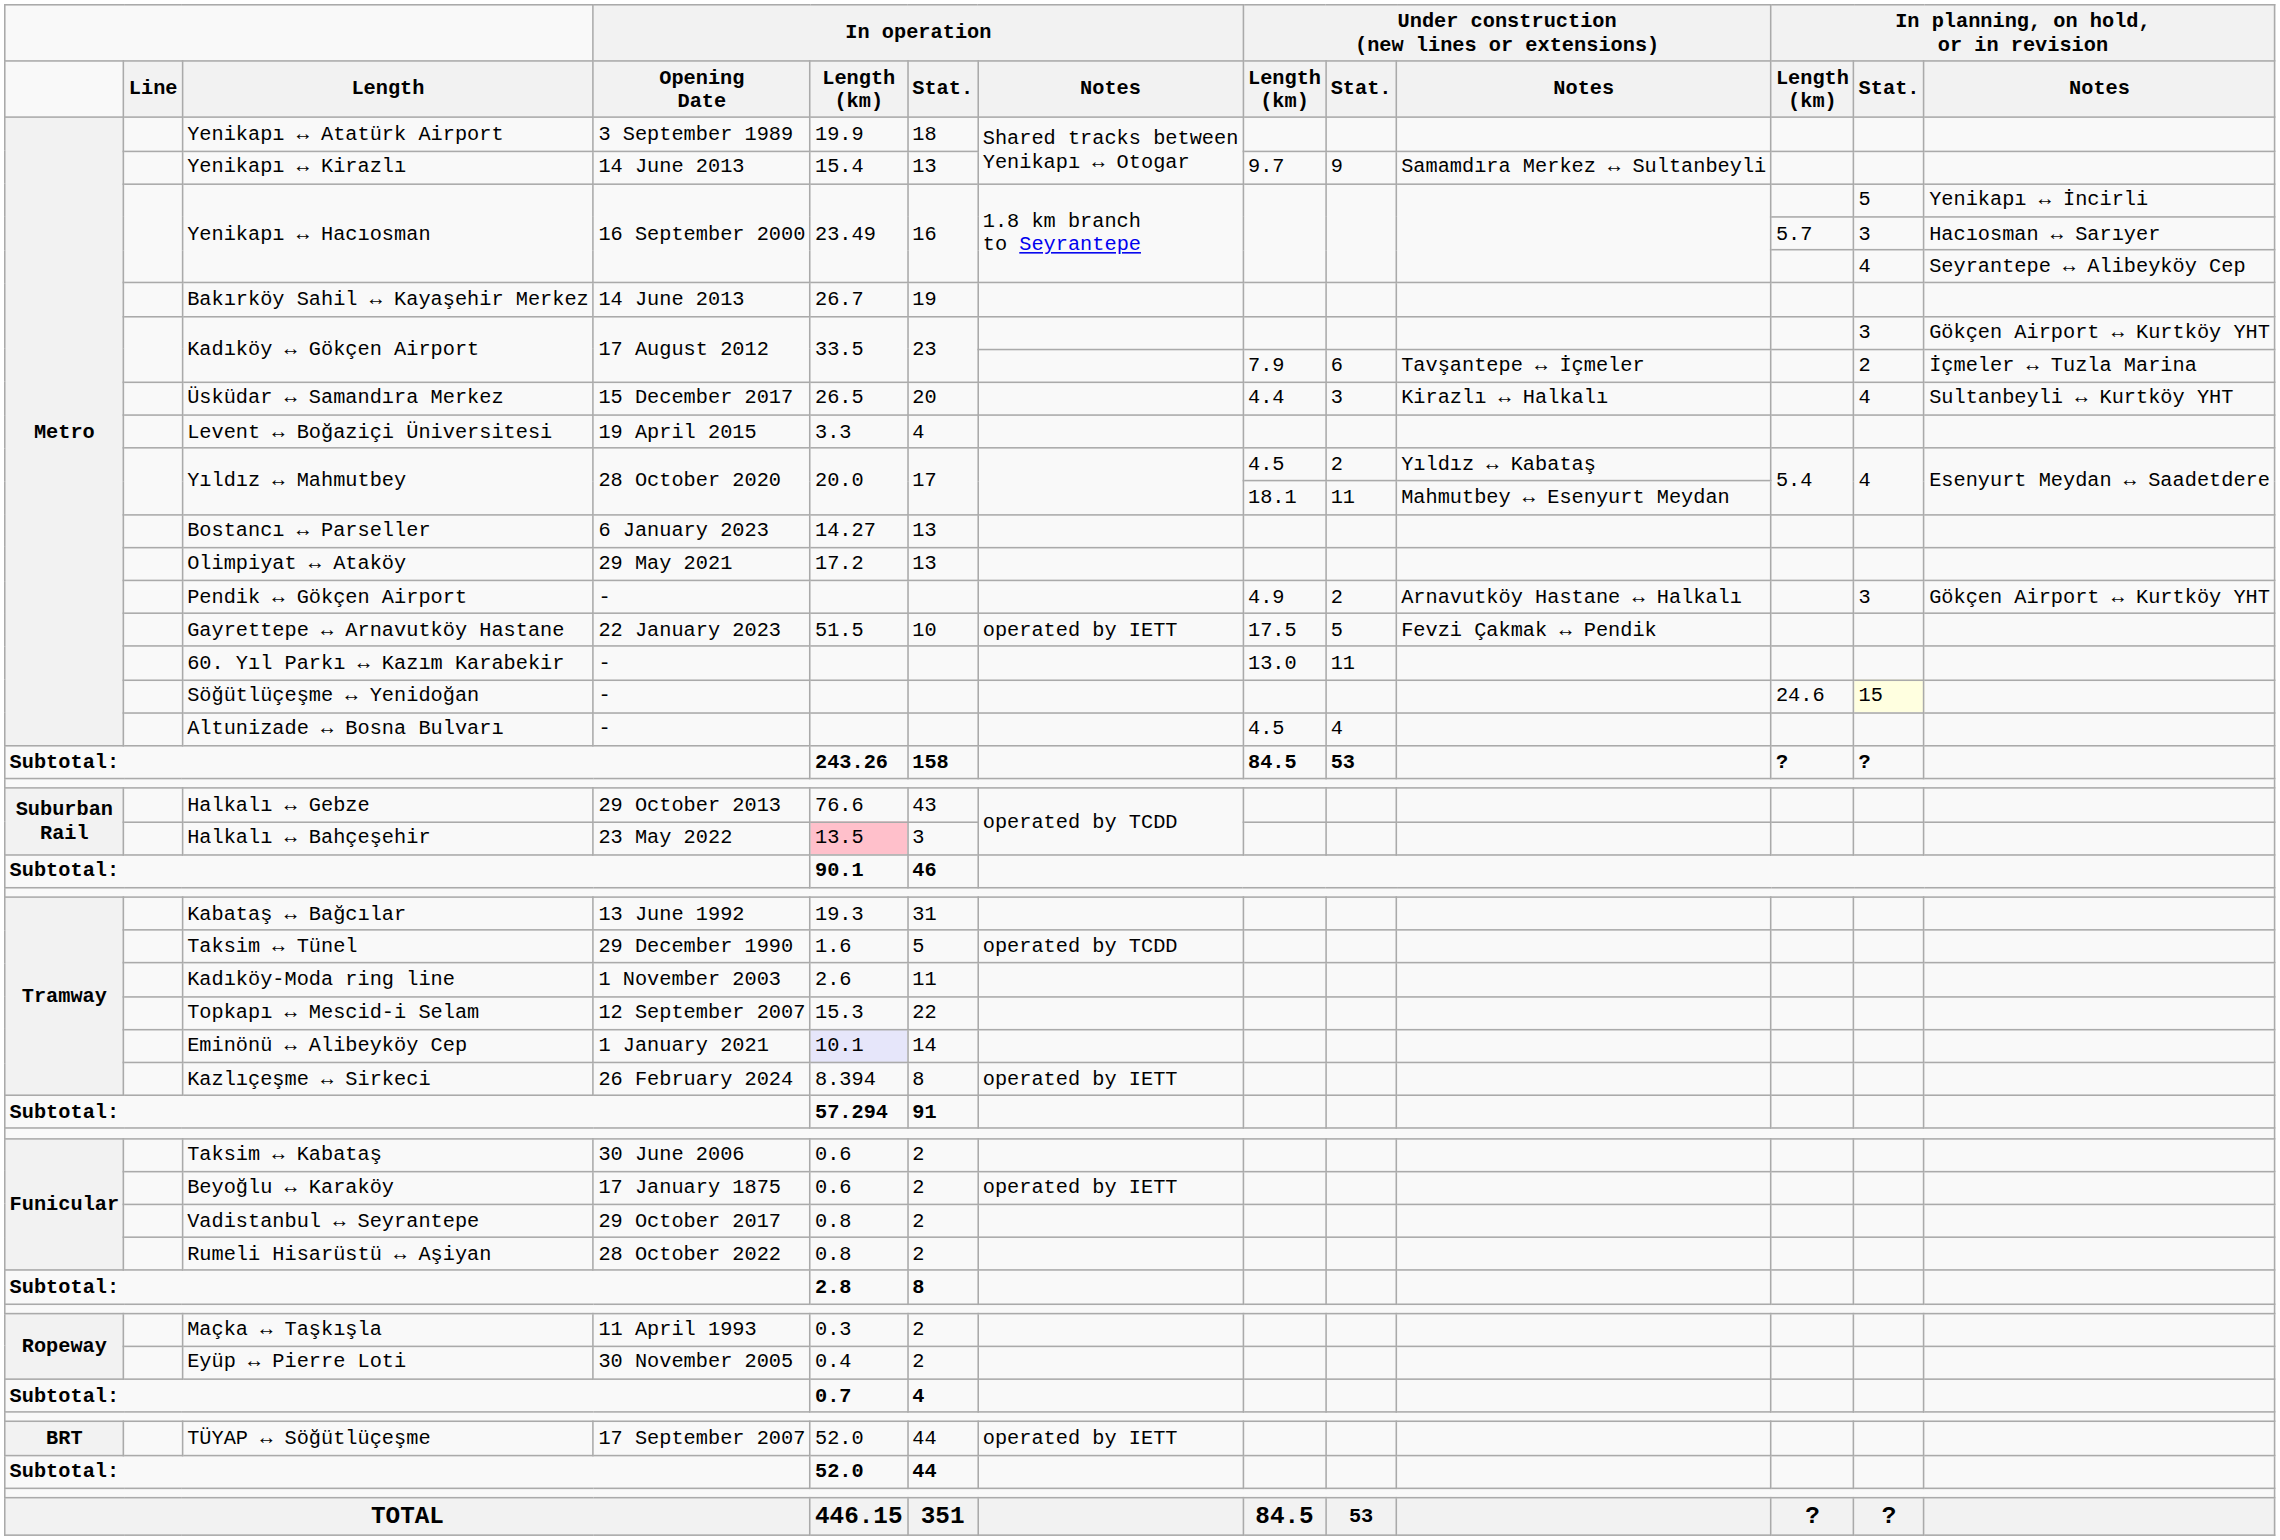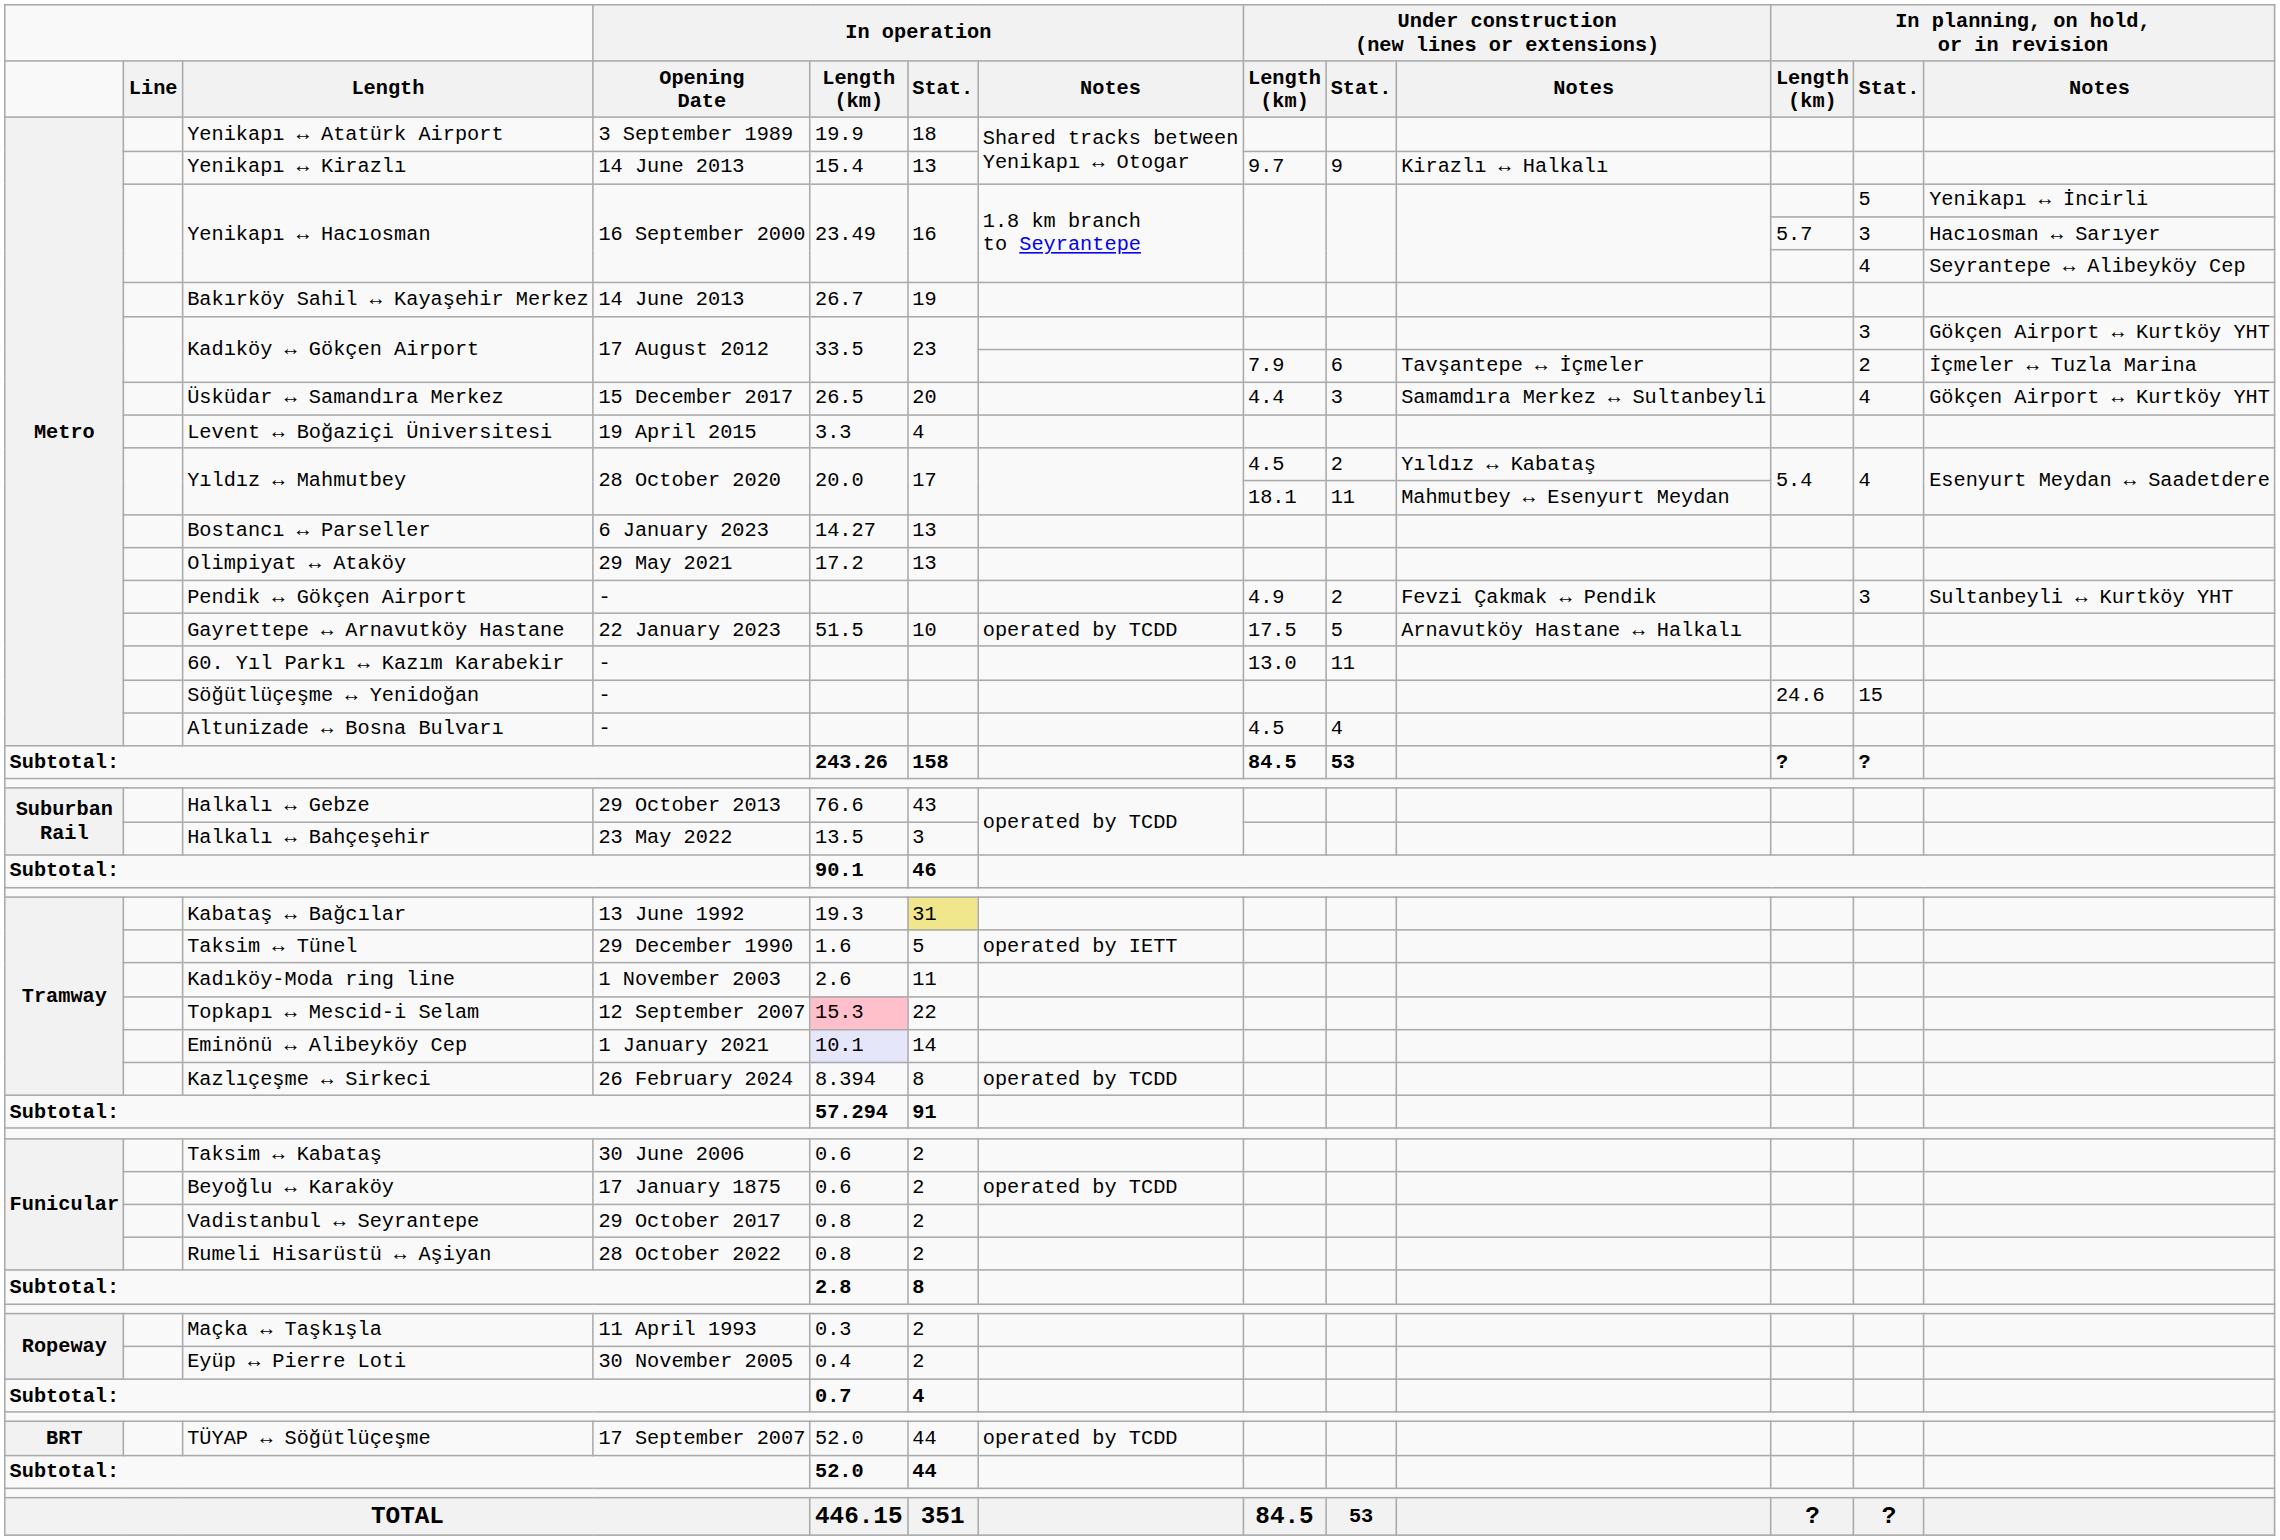(1584, 167) Samamdıra Merkez ↔ Sultanbeyli -> (1505, 167) Kirazlı ↔ Halkalı
(1505, 399) Kirazlı ↔ Halkalı -> (1584, 399) Samamdıra Merkez ↔ Sultanbeyli
(2081, 399) Sultanbeyli ↔ Kurtköy YHT -> (2100, 399) Gökçen Airport ↔ Kurtköy YHT
(1572, 597) Arnavutköy Hastane ↔ Halkalı -> (1529, 597) Fevzi Çakmak ↔ Pendik
(2100, 597) Gökçen Airport ↔ Kurtköy YHT -> (2081, 597) Sultanbeyli ↔ Kurtköy YHT
(1080, 630) operated by IETT -> (1080, 630) operated by TCDD
(1529, 630) Fevzi Çakmak ↔ Pendik -> (1572, 630) Arnavutköy Hastane ↔ Halkalı
(1871, 696) lightyellow background -> (1871, 696) no background
(839, 838) pink background -> (839, 838) no background
(924, 914) no background -> (924, 914) khaki background
(1080, 947) operated by TCDD -> (1080, 947) operated by IETT
(839, 1013) no background -> (839, 1013) pink background
(1080, 1079) operated by IETT -> (1080, 1079) operated by TCDD
(1080, 1188) operated by IETT -> (1080, 1188) operated by TCDD
(1080, 1438) operated by IETT -> (1080, 1438) operated by TCDD
